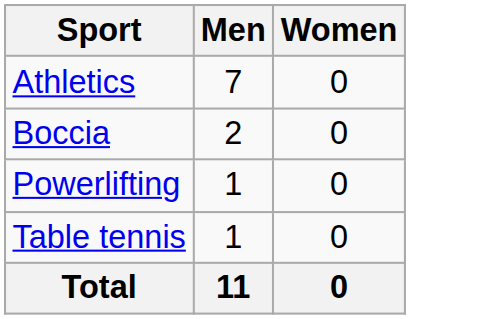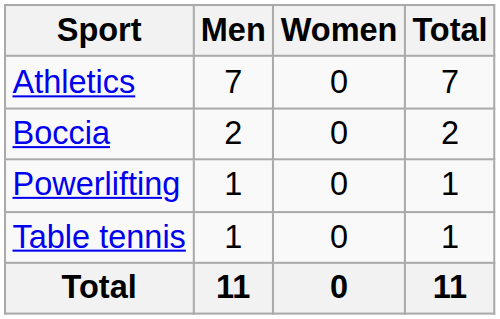+ column: (450, 30)
